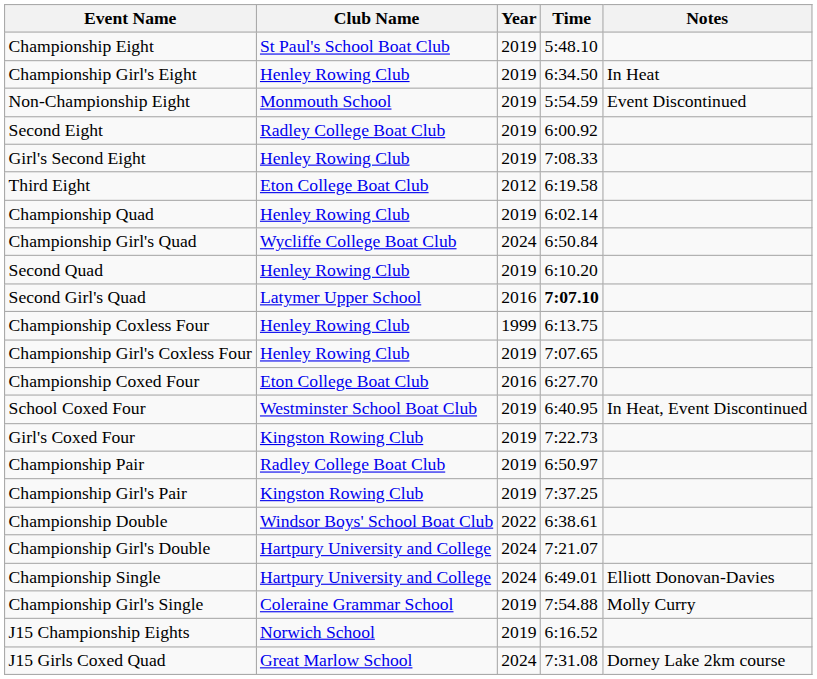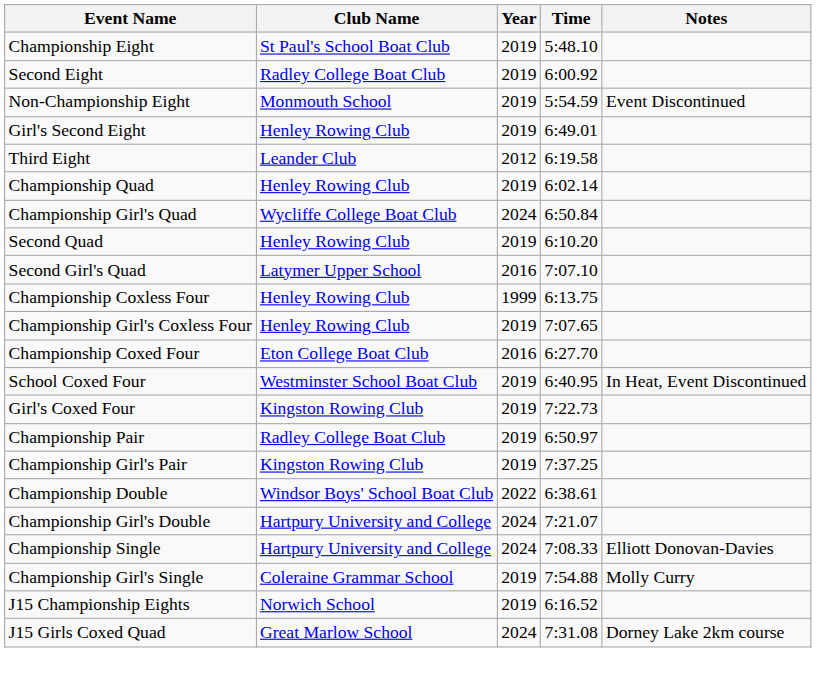- row: (103, 74)
rows swapped: (99, 102) <-> (56, 130)
(571, 158) 7:08.33 -> (571, 130) 6:49.01
(344, 185) Eton College Boat Club -> (308, 158) Leander Club
(572, 297) bold -> (571, 269) normal
(571, 576) 6:49.01 -> (571, 548) 7:08.33
